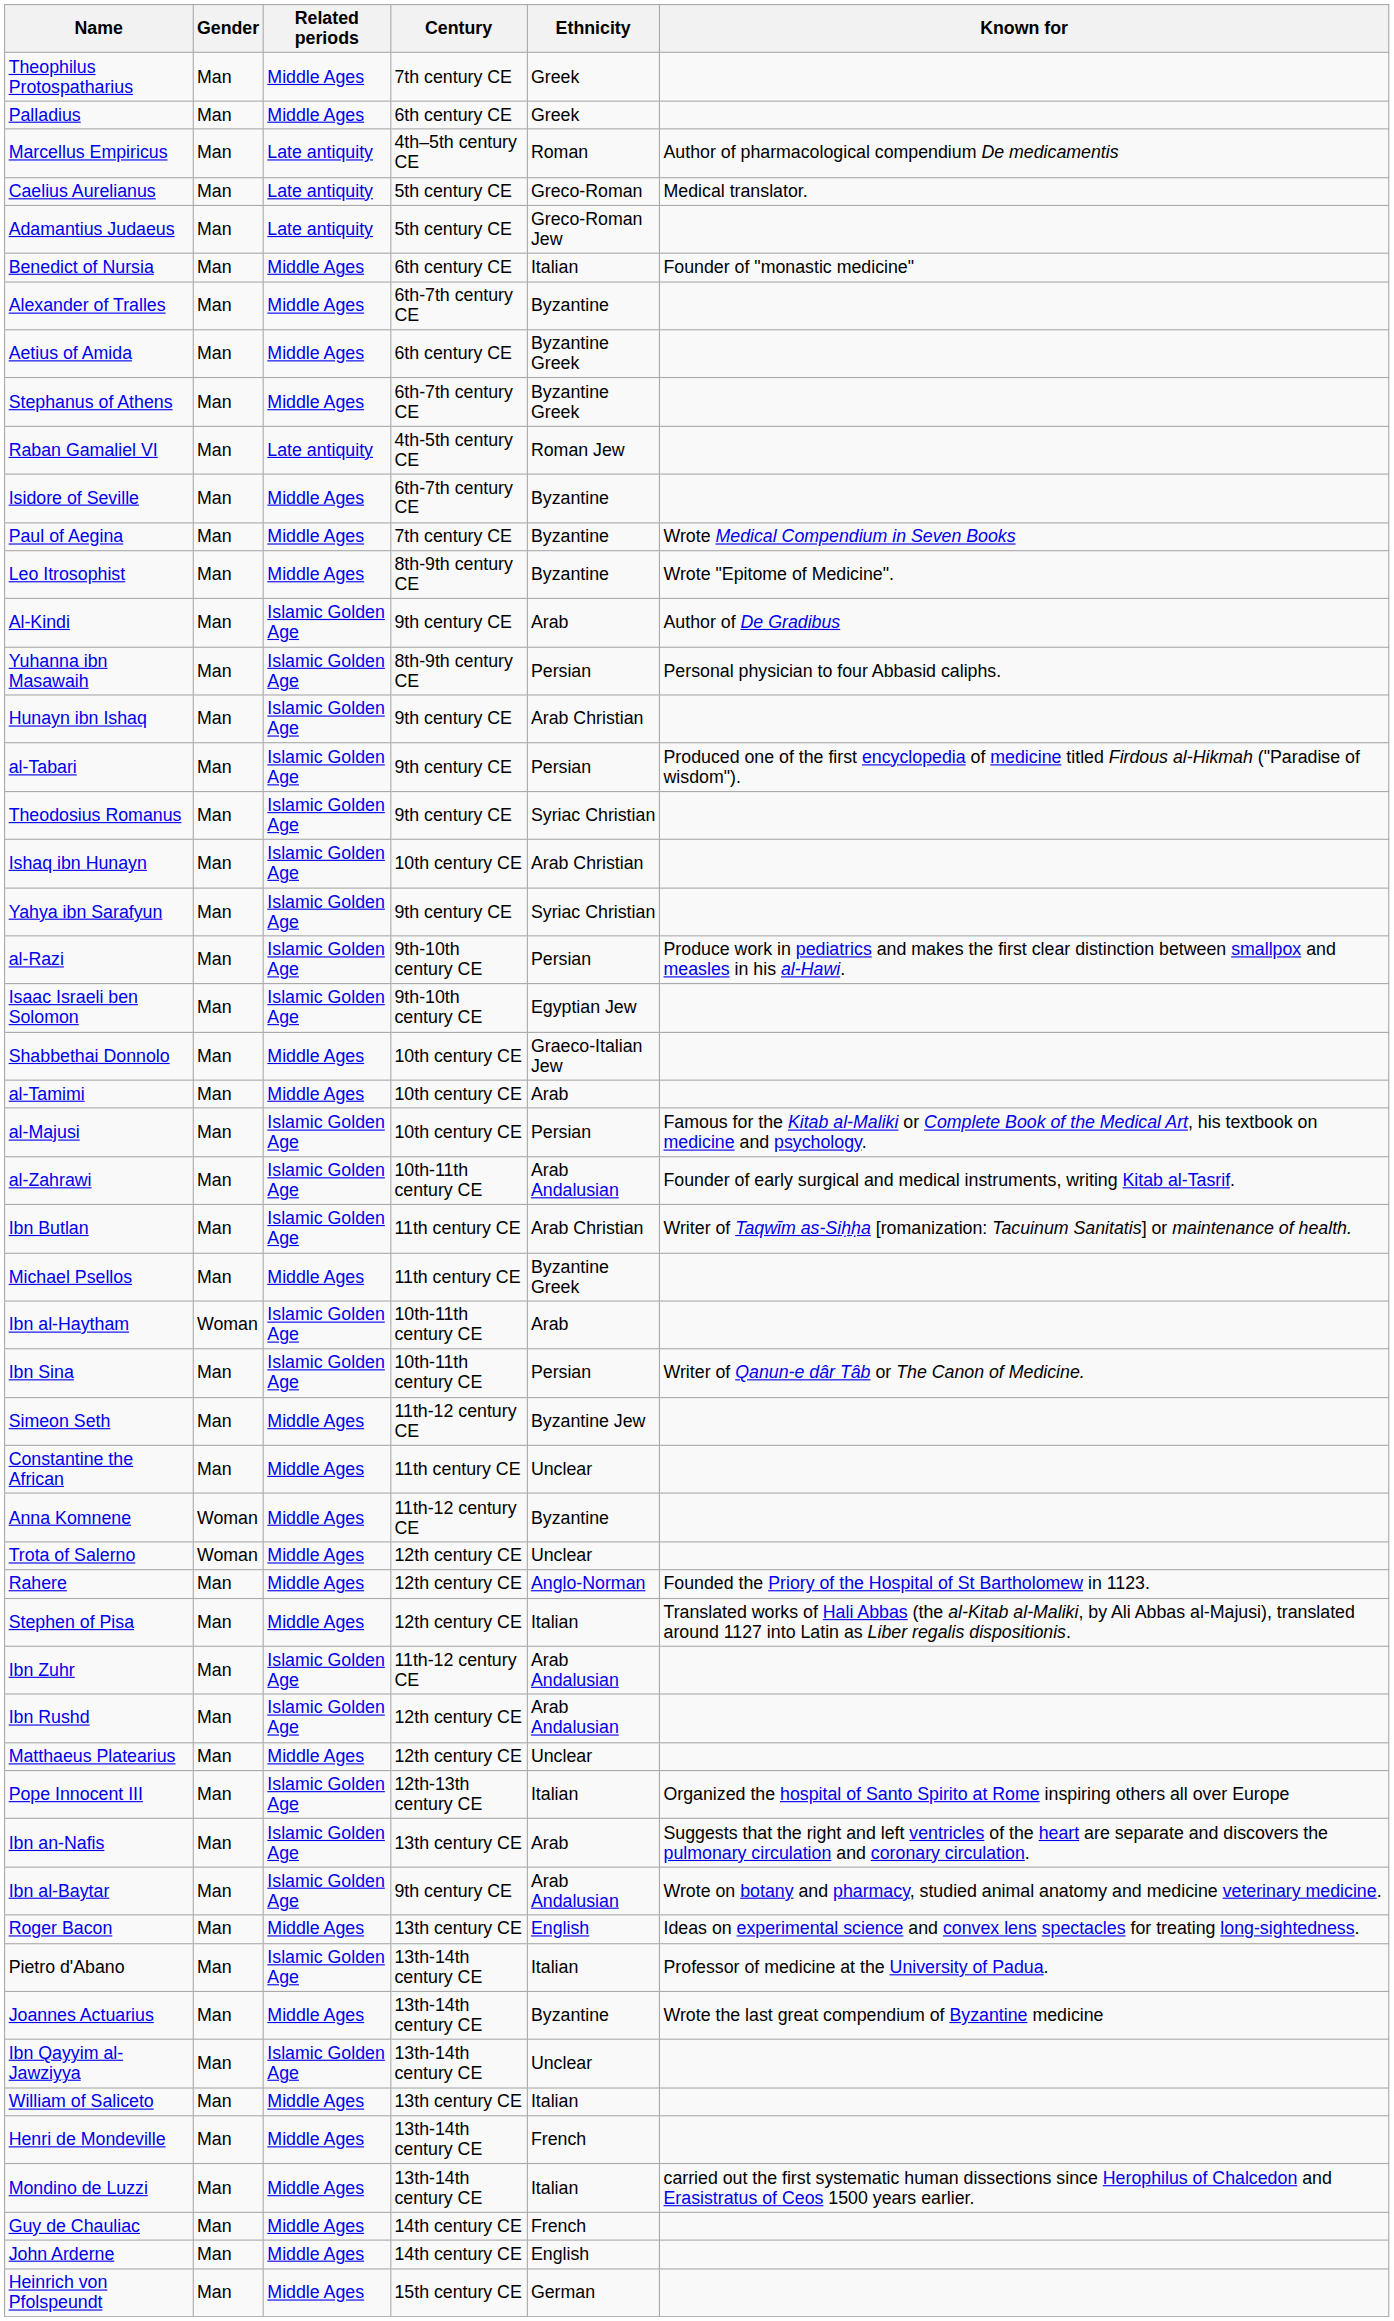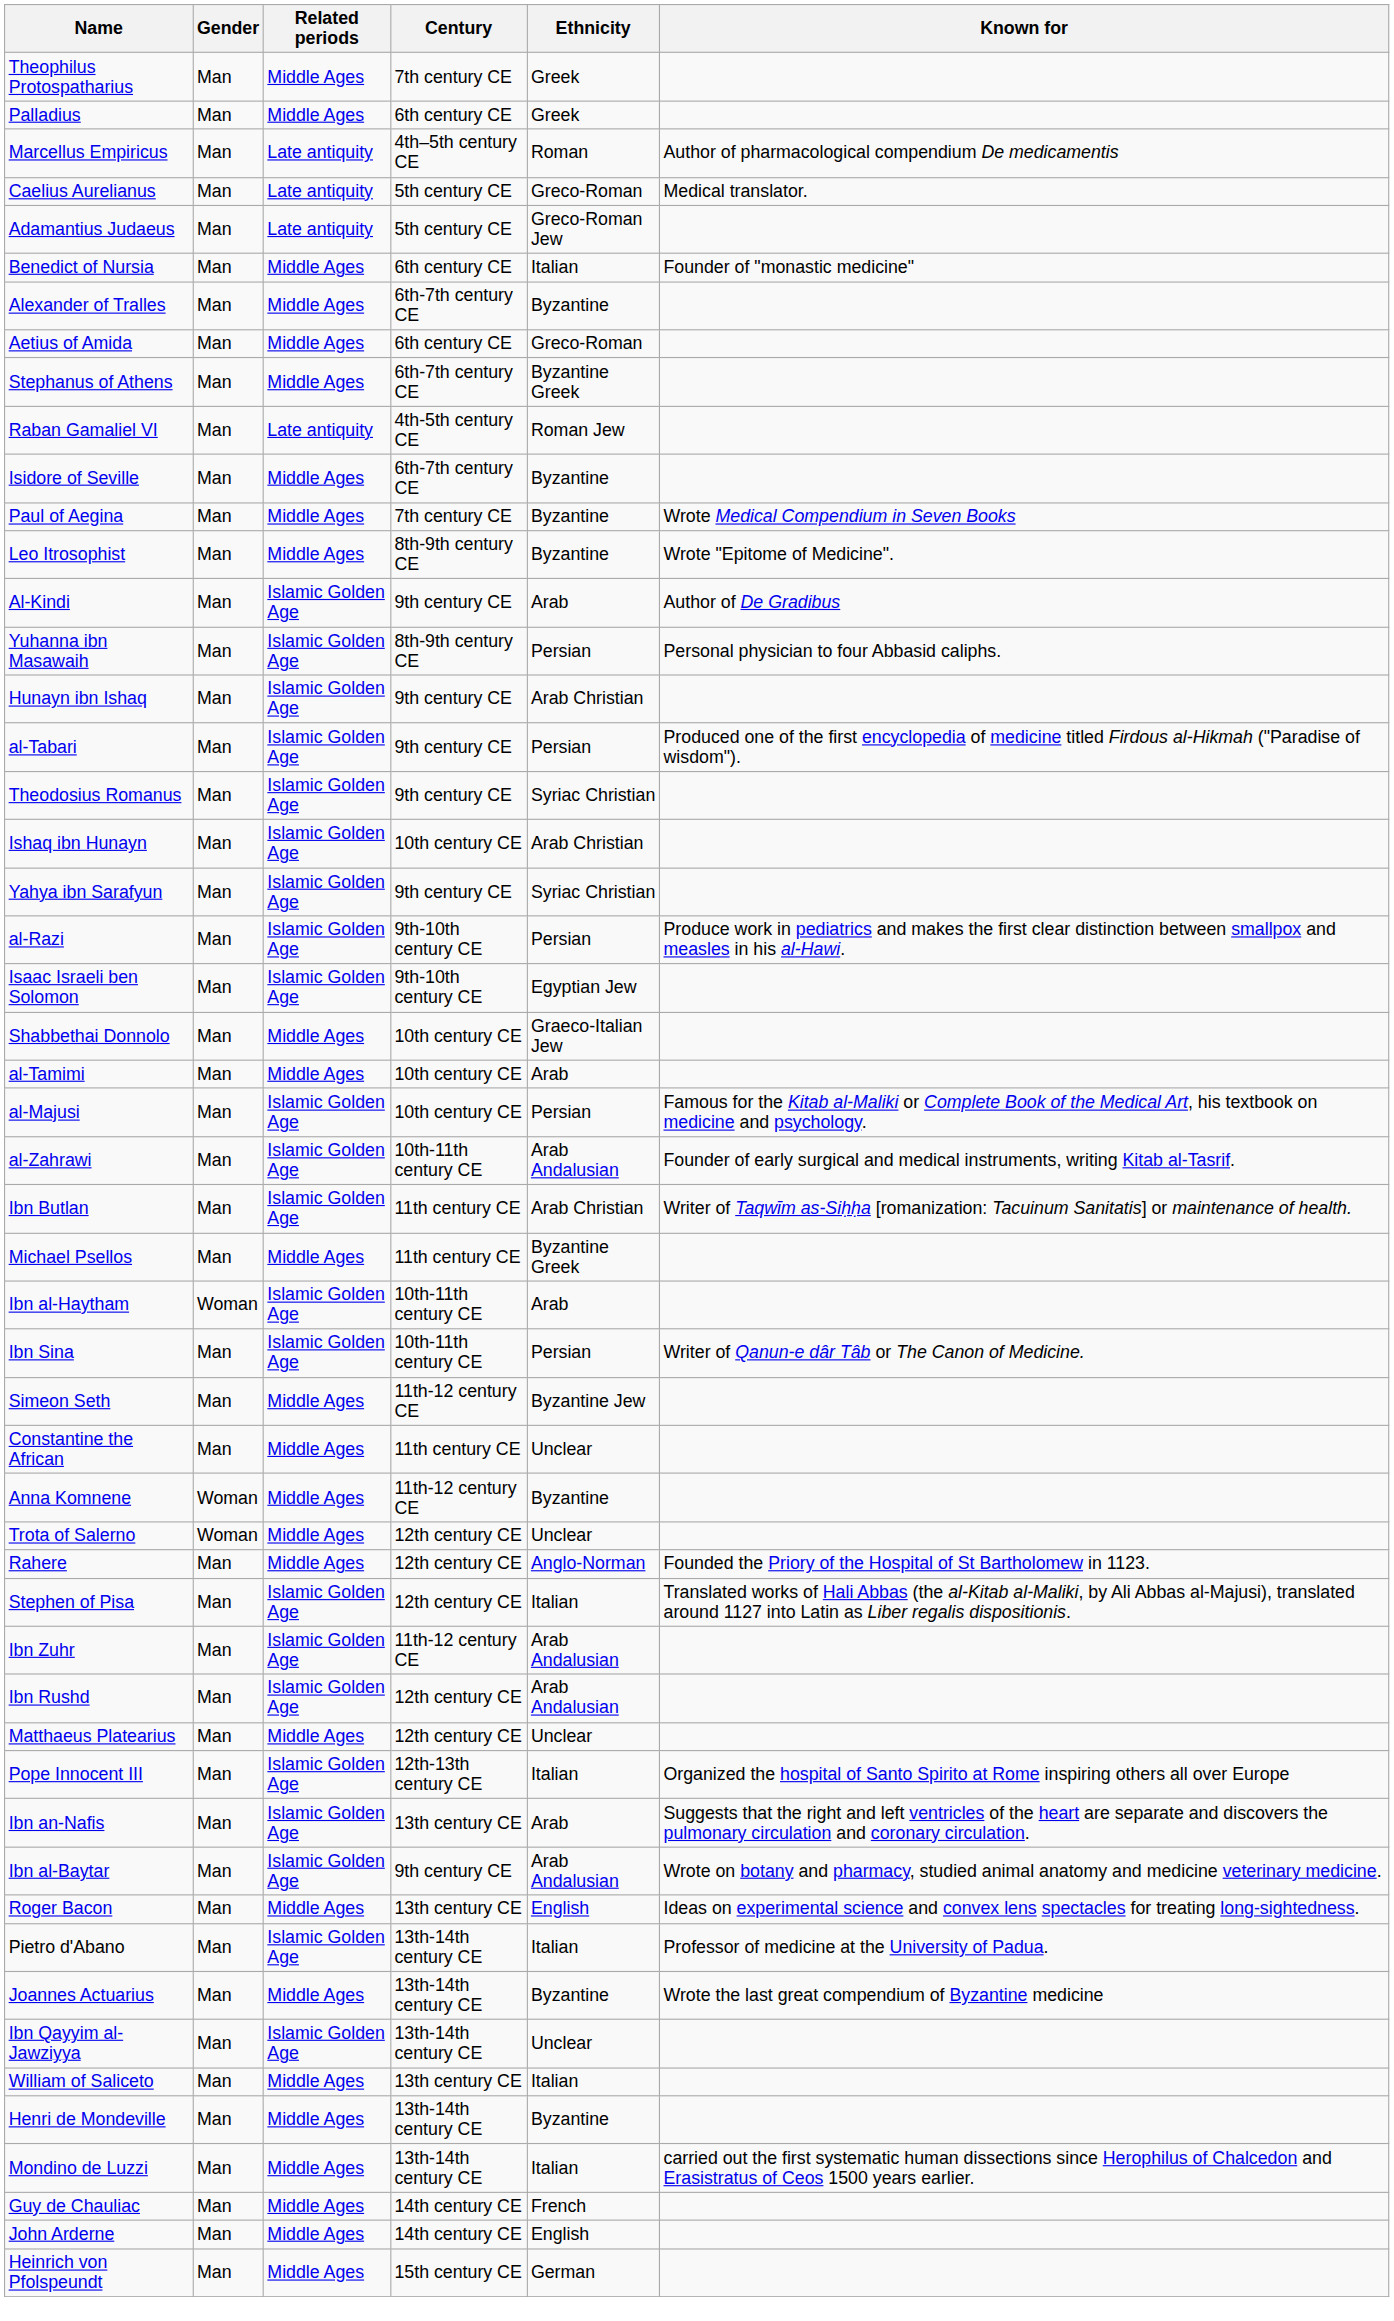(570, 353) Byzantine Greek -> (587, 343) Greco-Roman
(316, 1621) Middle Ages -> (326, 1601) Islamic Golden Age
(559, 2139) French -> (570, 2119) Byzantine
